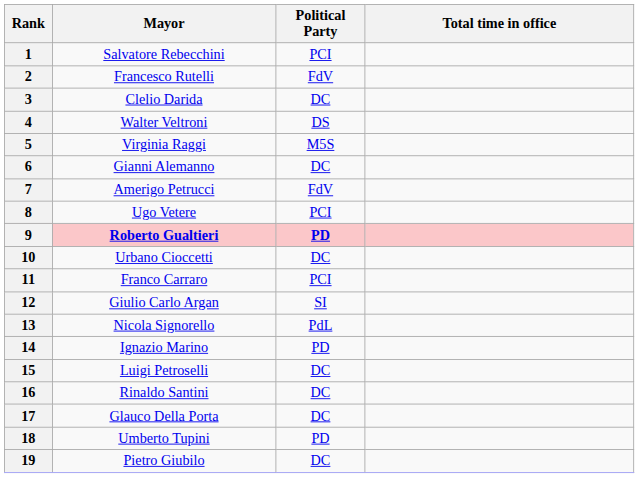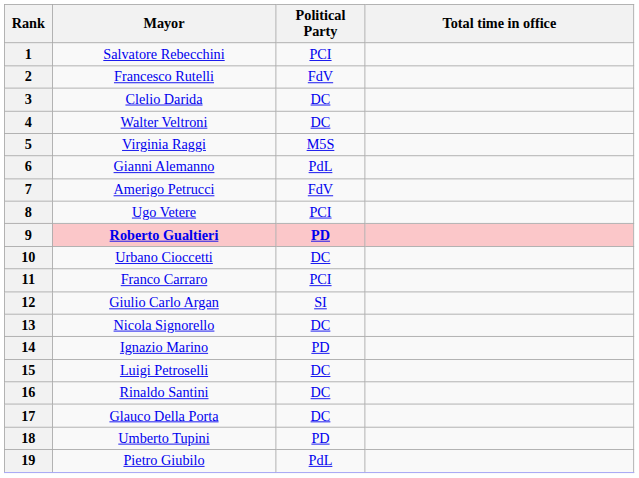(320, 122) DS -> (320, 122) DC
(320, 167) DC -> (320, 167) PdL
(320, 325) PdL -> (320, 325) DC
(320, 460) DC -> (320, 460) PdL
